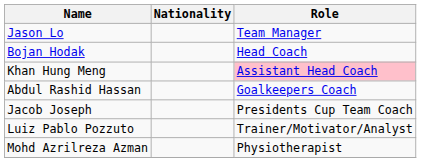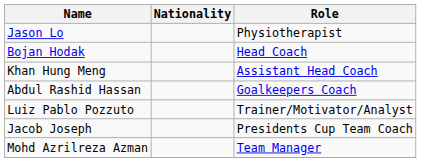(279, 33) Team Manager -> (290, 33) Physiotherapist
(307, 71) pink background -> (307, 71) no background
rows swapped: (71, 128) <-> (49, 109)
(290, 147) Physiotherapist -> (279, 147) Team Manager
